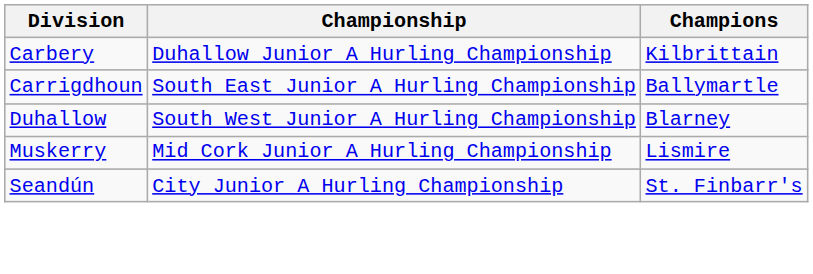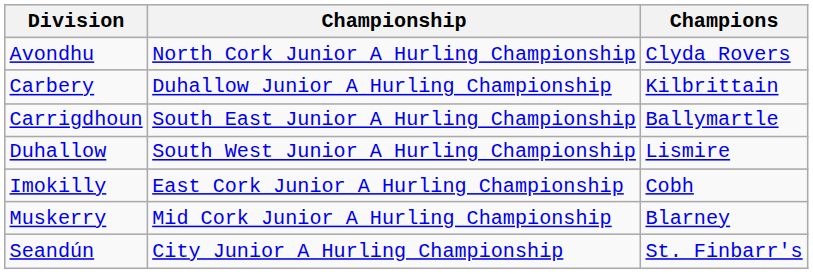+ row: (52, 54)
(688, 120) Blarney -> (688, 153) Lismire
+ row: (58, 185)
(688, 153) Lismire -> (688, 218) Blarney
